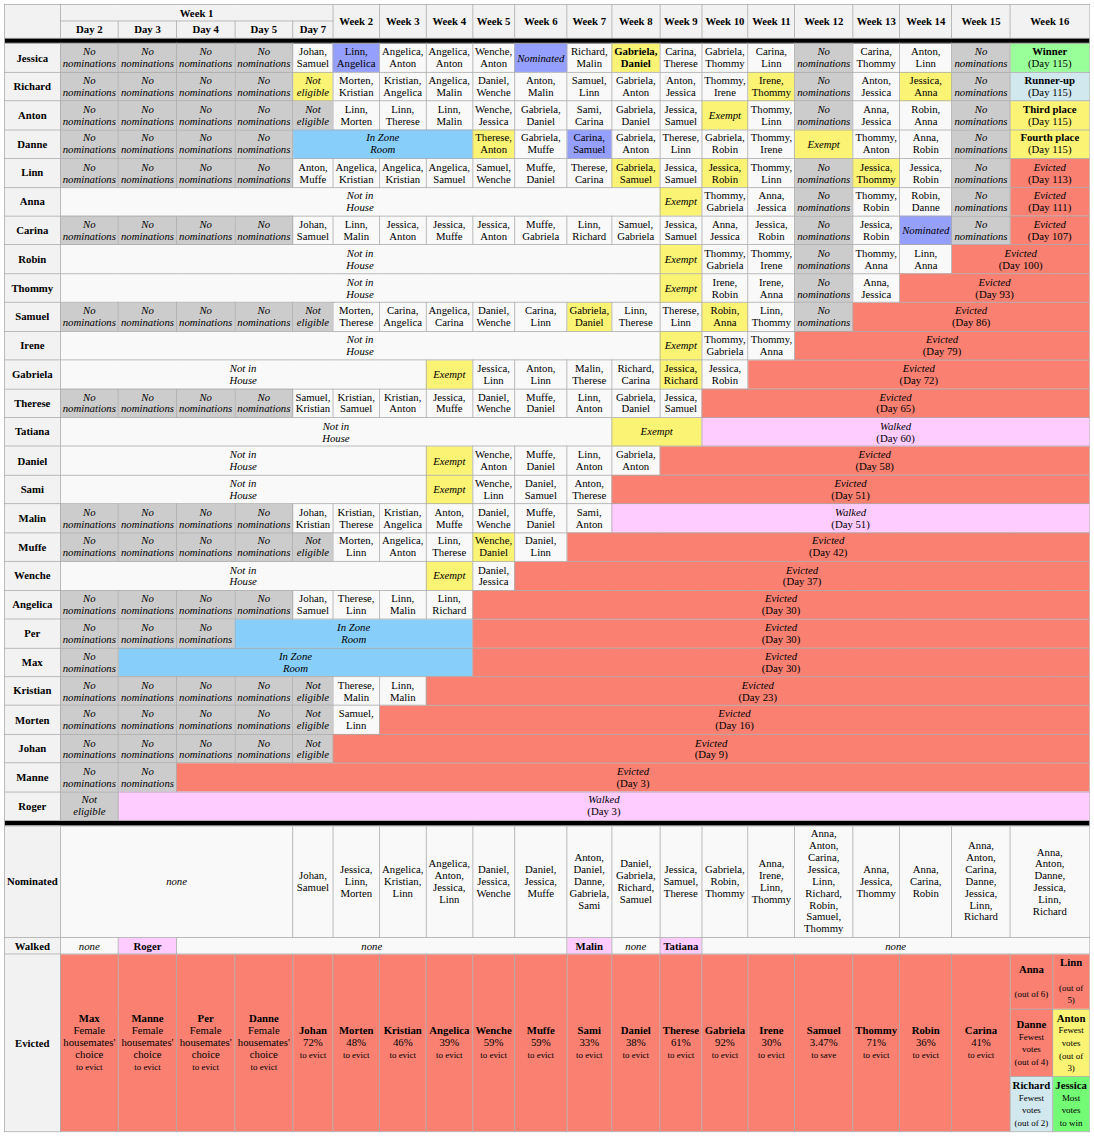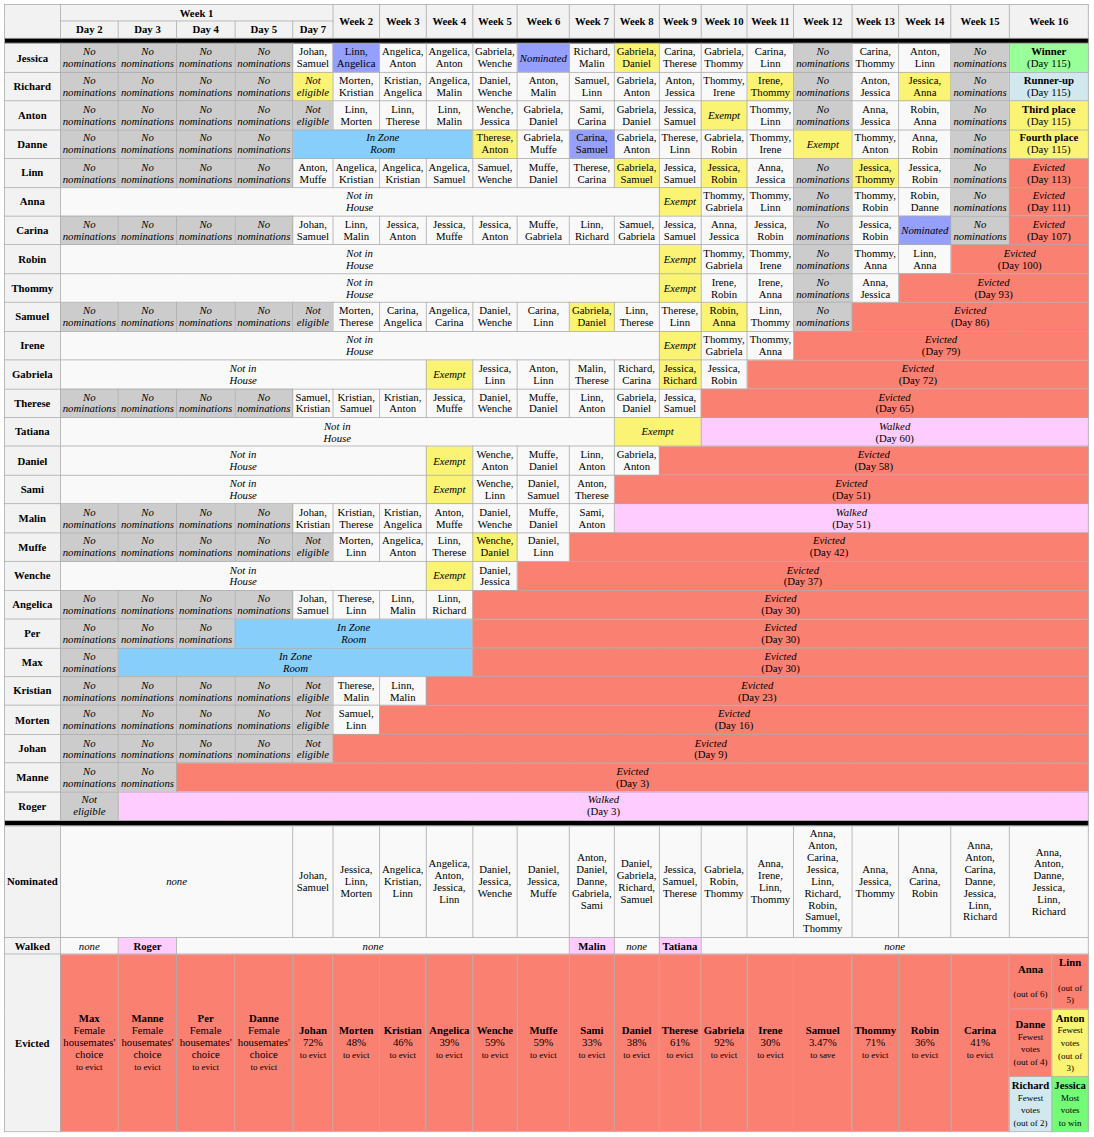(494, 57) Wenche, Anton -> (495, 57) Gabriela, Wenche
(636, 57) bold -> (637, 57) normal
(771, 172) Thommy, Linn -> (770, 172) Anna, Jessica
(771, 201) Anna, Jessica -> (770, 201) Thommy, Linn
